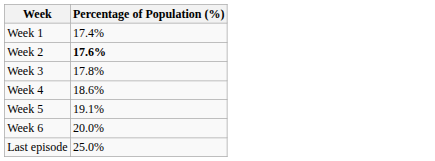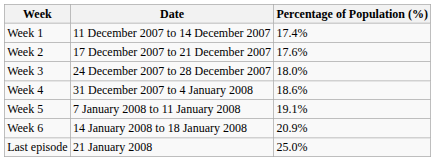+ column: (172, 14)
(89, 52) bold -> (292, 52) normal
(88, 71) 17.8% -> (292, 71) 18.0%
(88, 128) 20.0% -> (292, 128) 20.9%
